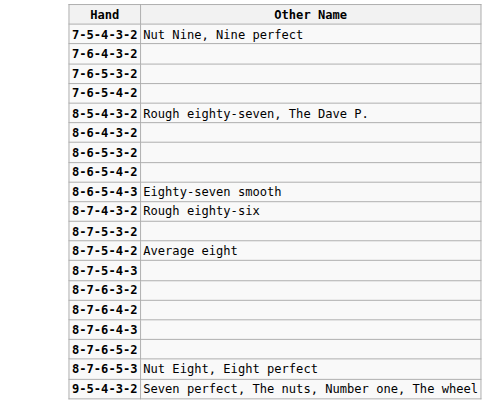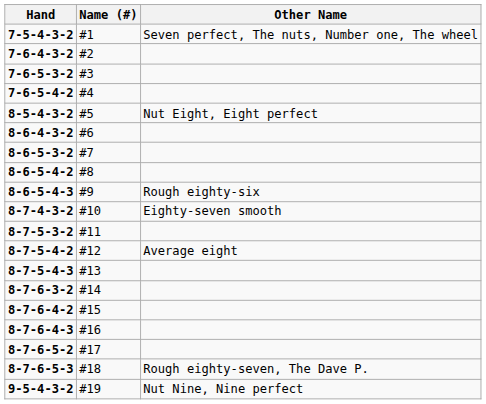+ column: (108, 14)
(223, 34) Nut Nine, Nine perfect -> (311, 34) Seven perfect, The nuts, Number one, The wheel
(256, 113) Rough eighty-seven, The Dave P. -> (231, 113) Nut Eight, Eight perfect
(212, 192) Eighty-seven smooth -> (201, 192) Rough eighty-six
(201, 211) Rough eighty-six -> (212, 211) Eighty-seven smooth
(231, 369) Nut Eight, Eight perfect -> (256, 369) Rough eighty-seven, The Dave P.
(311, 389) Seven perfect, The nuts, Number one, The wheel -> (223, 389) Nut Nine, Nine perfect
